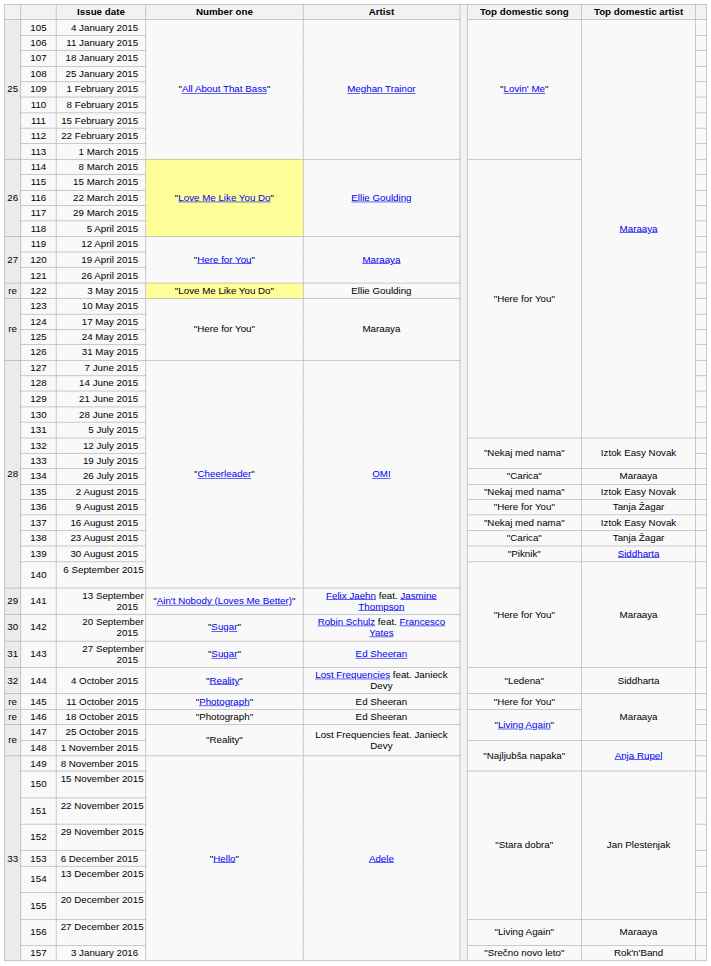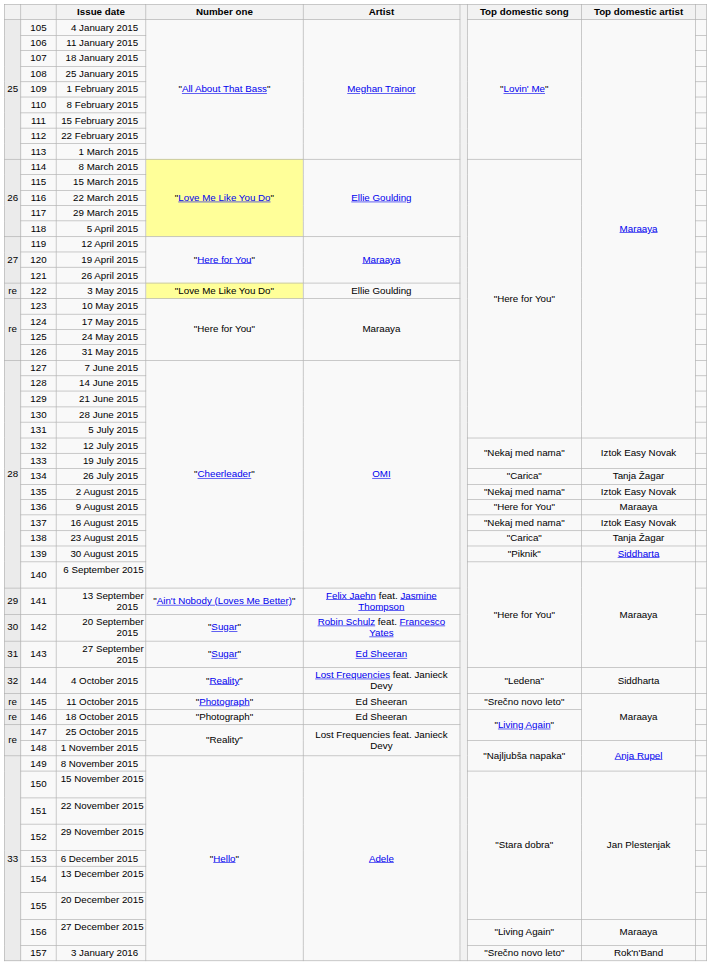(639, 476) Maraaya -> (639, 476) Tanja Žagar
(639, 507) Tanja Žagar -> (639, 507) Maraaya
(524, 701) "Here for You" -> (524, 701) "Srečno novo leto"
